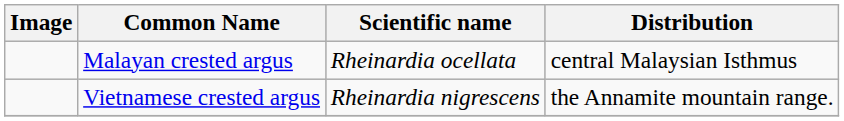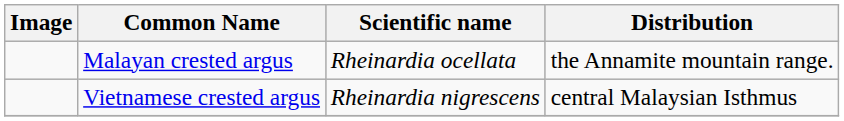(674, 60) central Malaysian Isthmus -> (692, 60) the Annamite mountain range.
(692, 97) the Annamite mountain range. -> (674, 97) central Malaysian Isthmus
